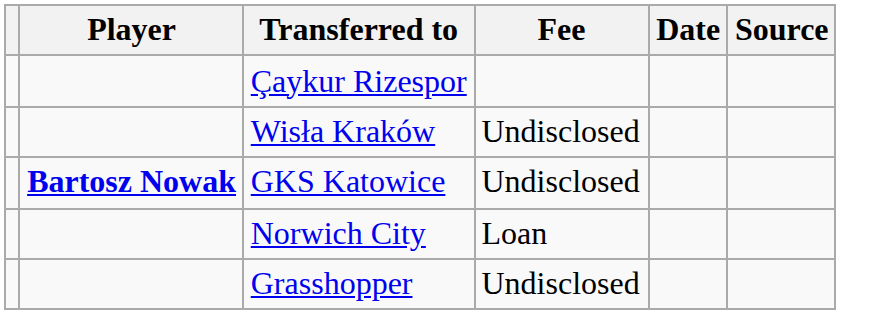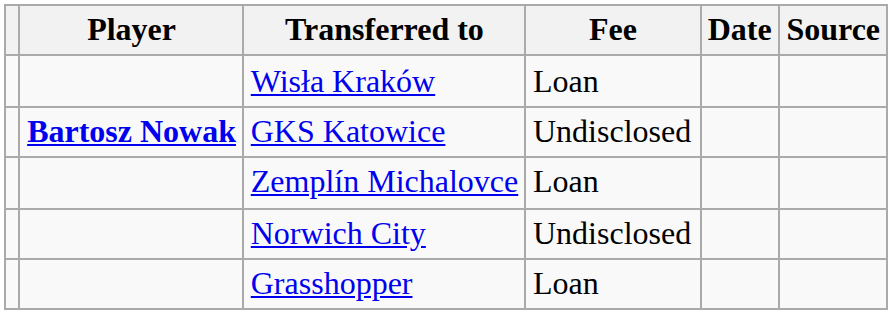- row: (359, 80)
(561, 131) Undisclosed -> (566, 80) Loan
+ row: (384, 182)
(514, 232) Loan -> (612, 232) Undisclosed
(561, 283) Undisclosed -> (566, 283) Loan
